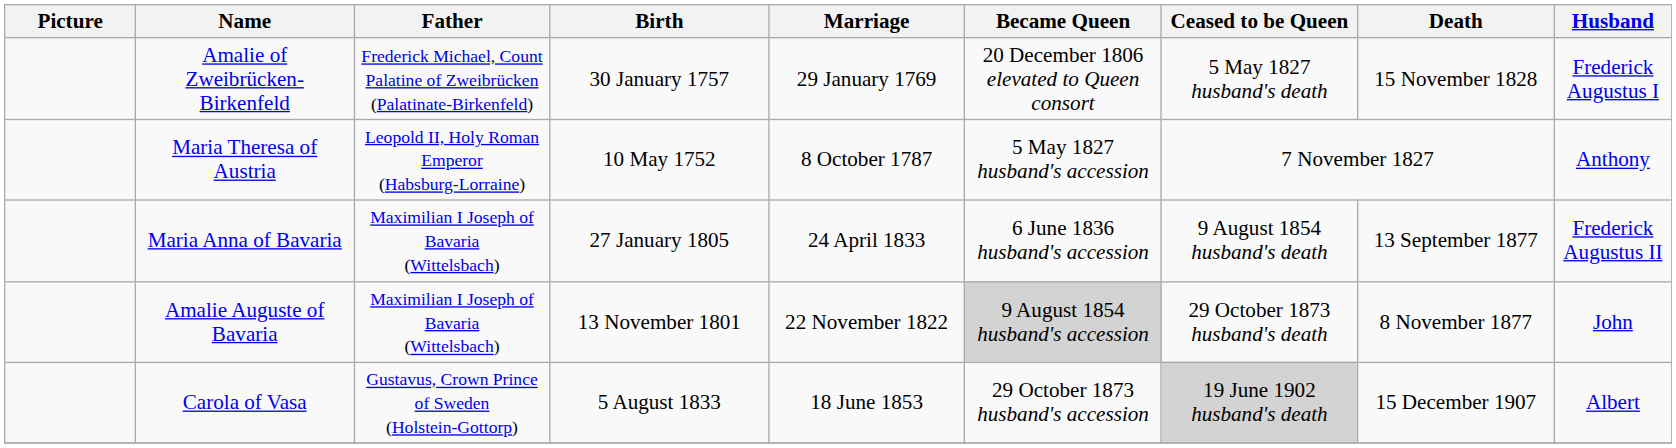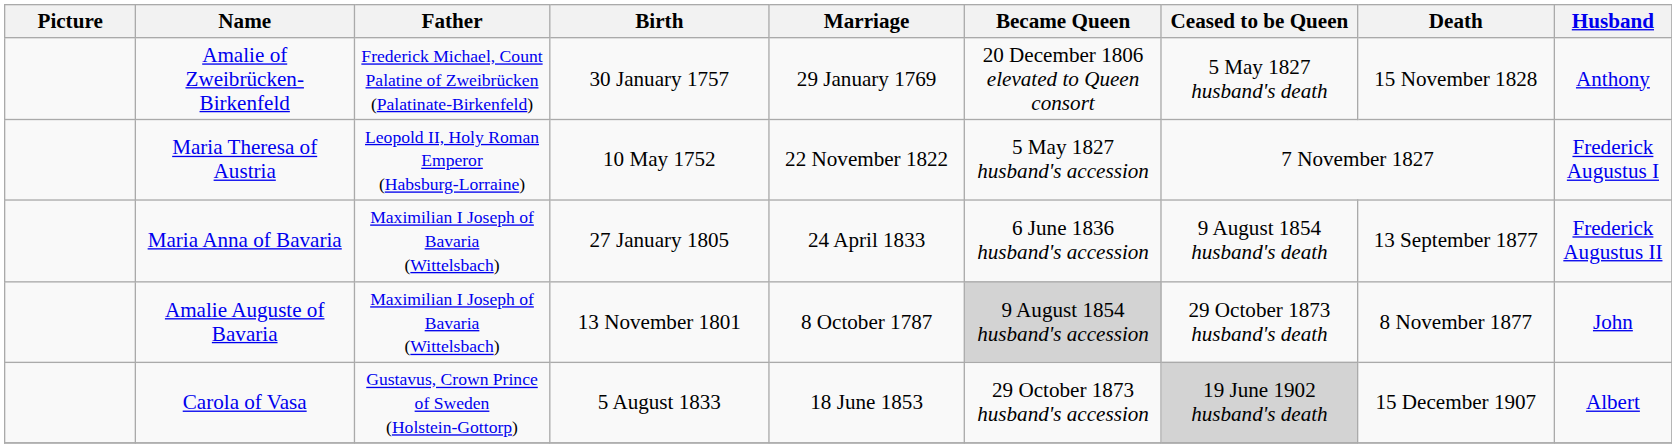(1613, 78) Frederick Augustus I -> (1613, 78) Anthony
(867, 159) 8 October 1787 -> (867, 159) 22 November 1822
(1613, 159) Anthony -> (1613, 159) Frederick Augustus I
(867, 321) 22 November 1822 -> (867, 321) 8 October 1787
